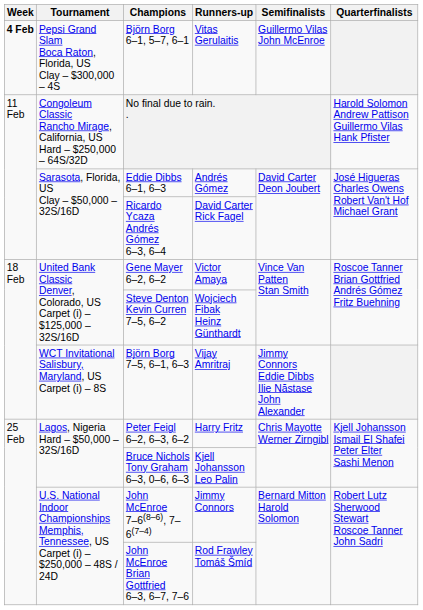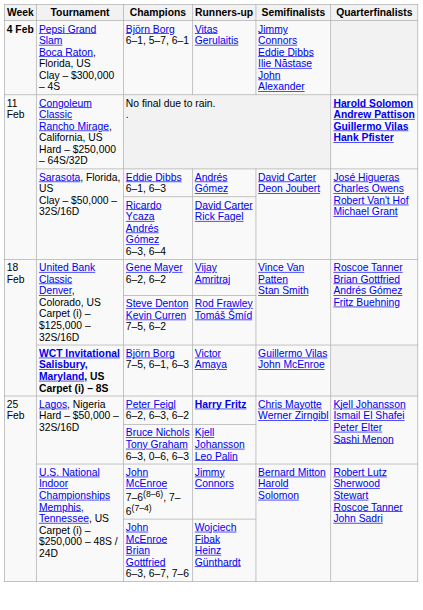(293, 35) Guillermo Vilas John McEnroe -> (286, 58) Jimmy Connors Eddie Dibbs Ilie Năstase John Alexander
(371, 121) normal -> (374, 121) bold
(211, 274) Victor Amaya -> (213, 274) Vijay Amritraj
(218, 316) Wojciech Fibak Heinz Günthardt -> (224, 309) Rod Frawley Tomáš Šmíd
(77, 371) normal -> (79, 371) bold
(213, 359) Vijay Amritraj -> (211, 359) Victor Amaya
(286, 383) Jimmy Connors Eddie Dibbs Ilie Năstase John Alexander -> (293, 359) Guillermo Vilas John McEnroe
(219, 428) normal -> (221, 405) bold
(224, 556) Rod Frawley Tomáš Šmíd -> (218, 545) Wojciech Fibak Heinz Günthardt
